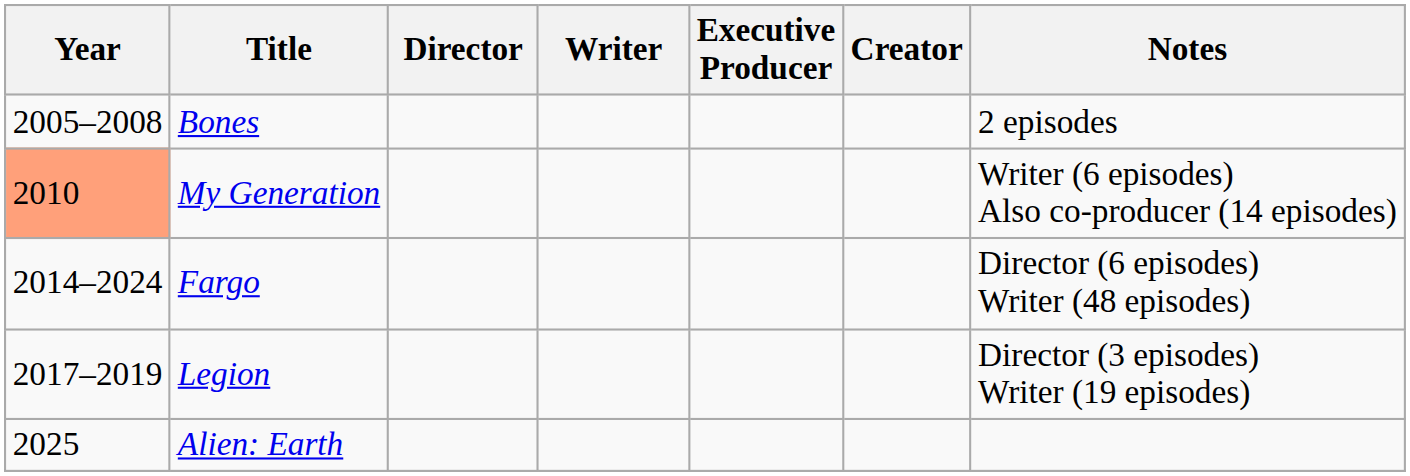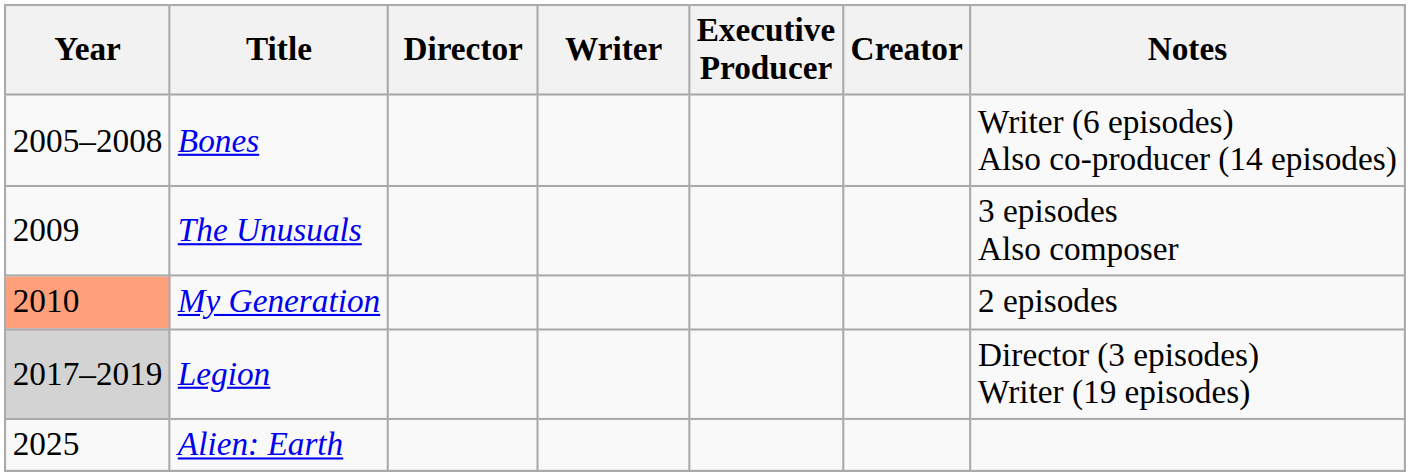(1048, 121) 2 episodes -> (1187, 139) Writer (6 episodes) Also co-producer (14 episodes)
+ row: (270, 230)
(1187, 192) Writer (6 episodes) Also co-producer (14 episodes) -> (1048, 301) 2 episodes
- row: (219, 282)
(88, 373) no background -> (88, 373) lightgrey background
